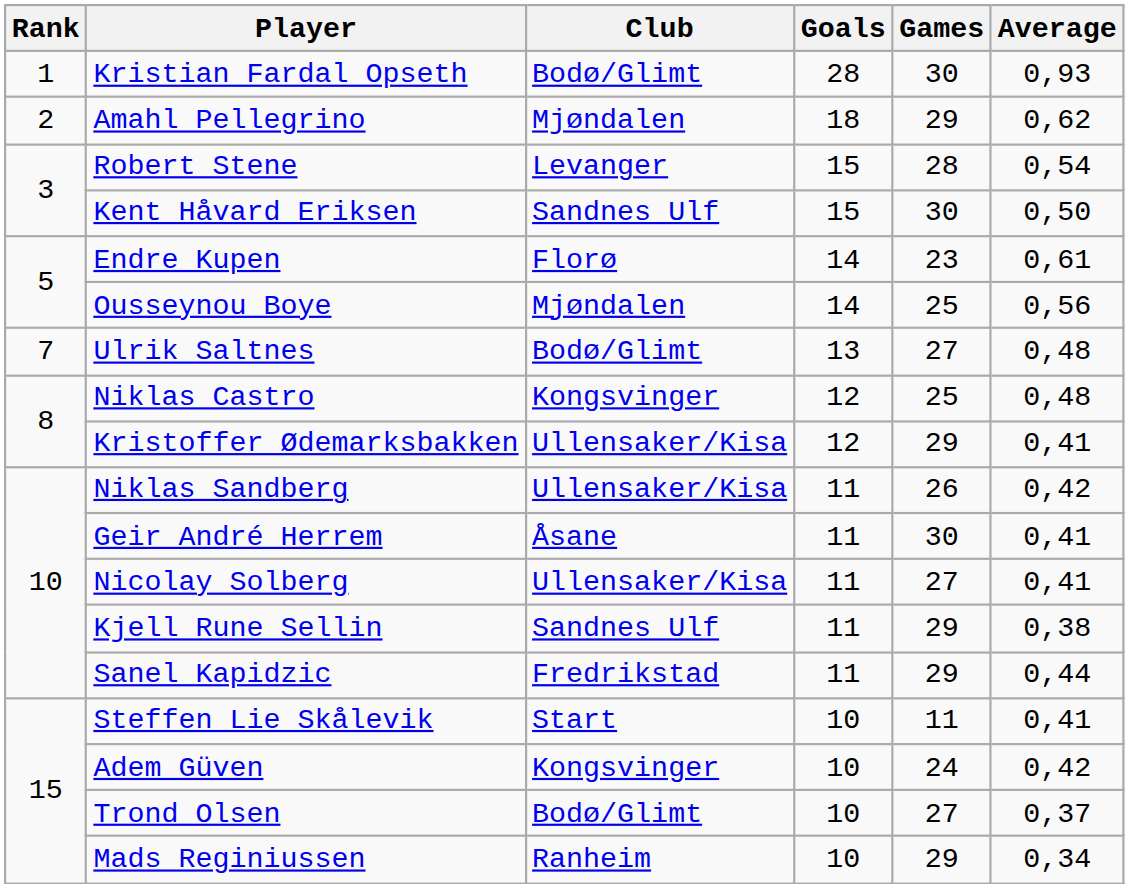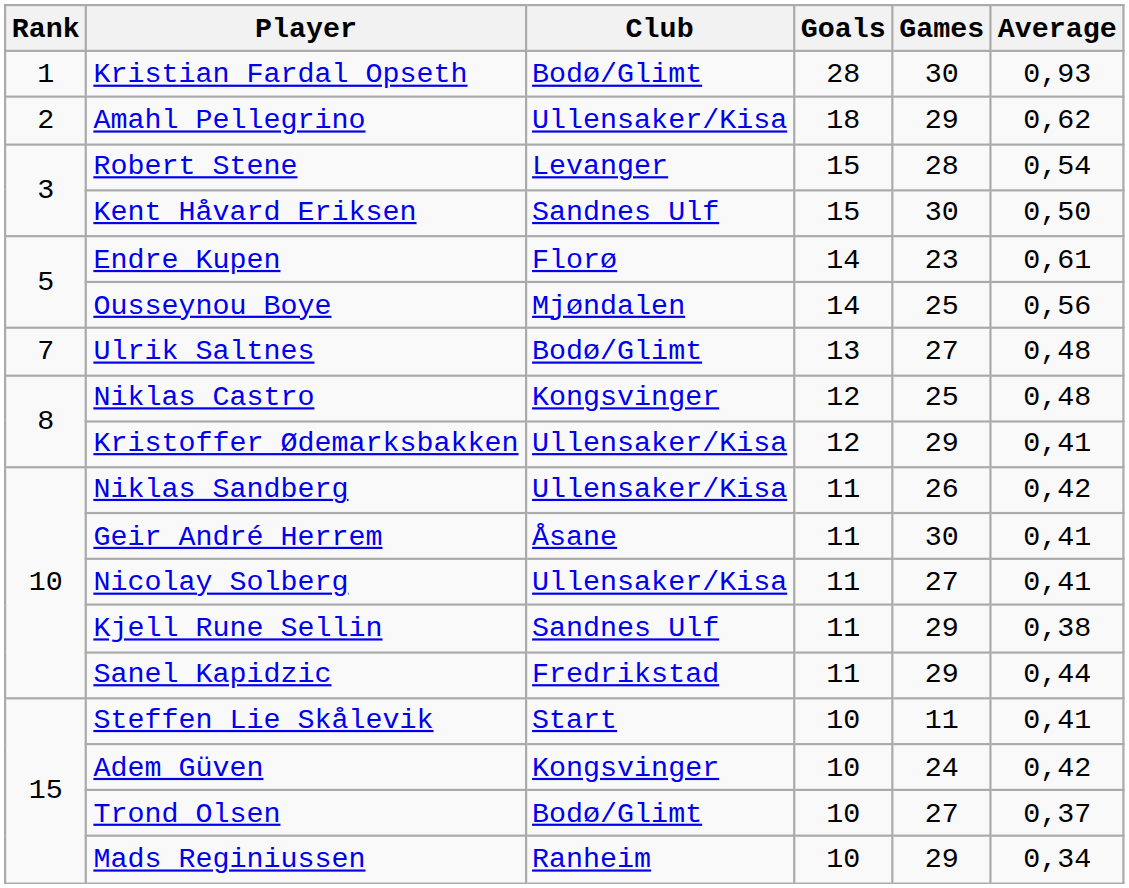(609, 121) Mjøndalen -> (660, 121) Ullensaker/Kisa
